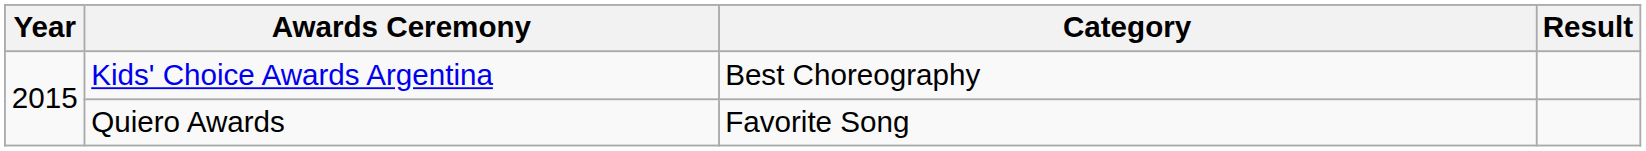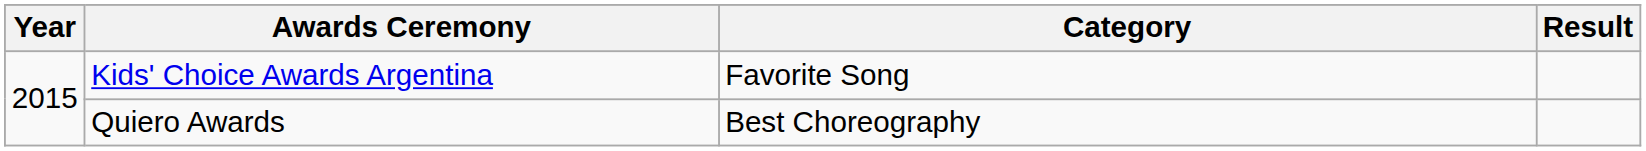(853, 74) Best Choreography -> (817, 74) Favorite Song
(817, 121) Favorite Song -> (853, 121) Best Choreography
